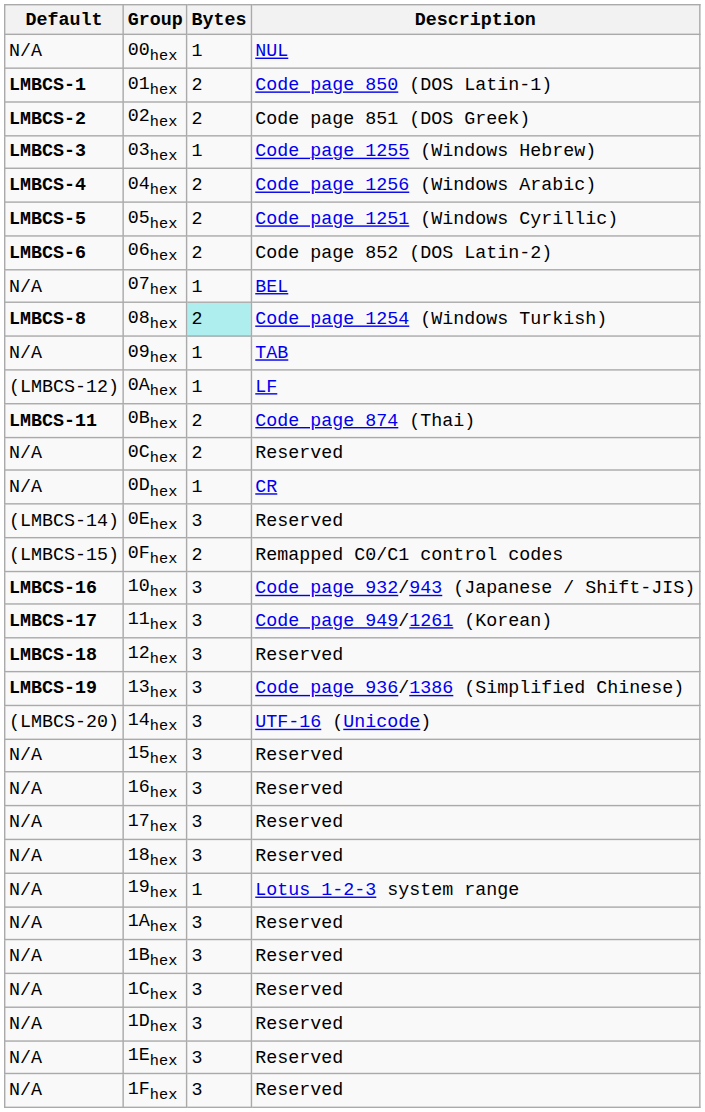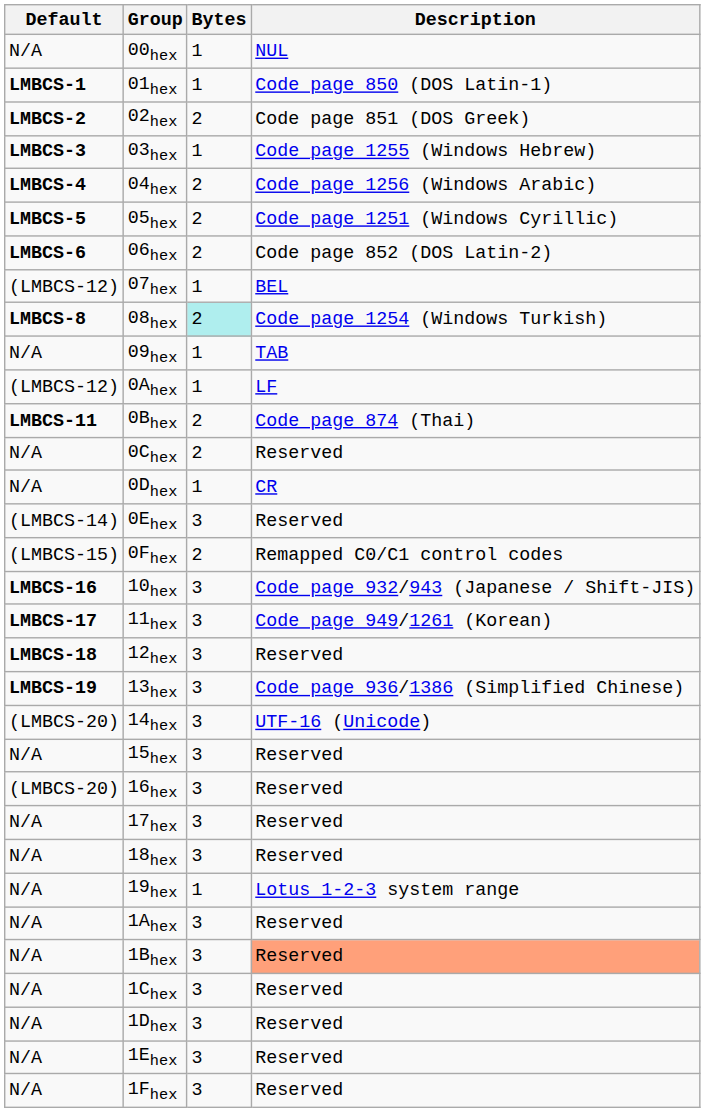(197, 85) 2 -> (197, 85) 1
(26, 286) N/A -> (64, 286) (LMBCS-12)
(26, 789) N/A -> (64, 789) (LMBCS-20)
(299, 957) no background -> (299, 957) lightsalmon background
